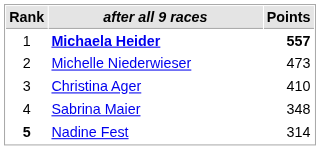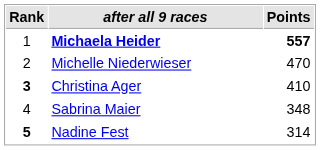(298, 64) 473 -> (298, 64) 470
(27, 87) normal -> (27, 87) bold
